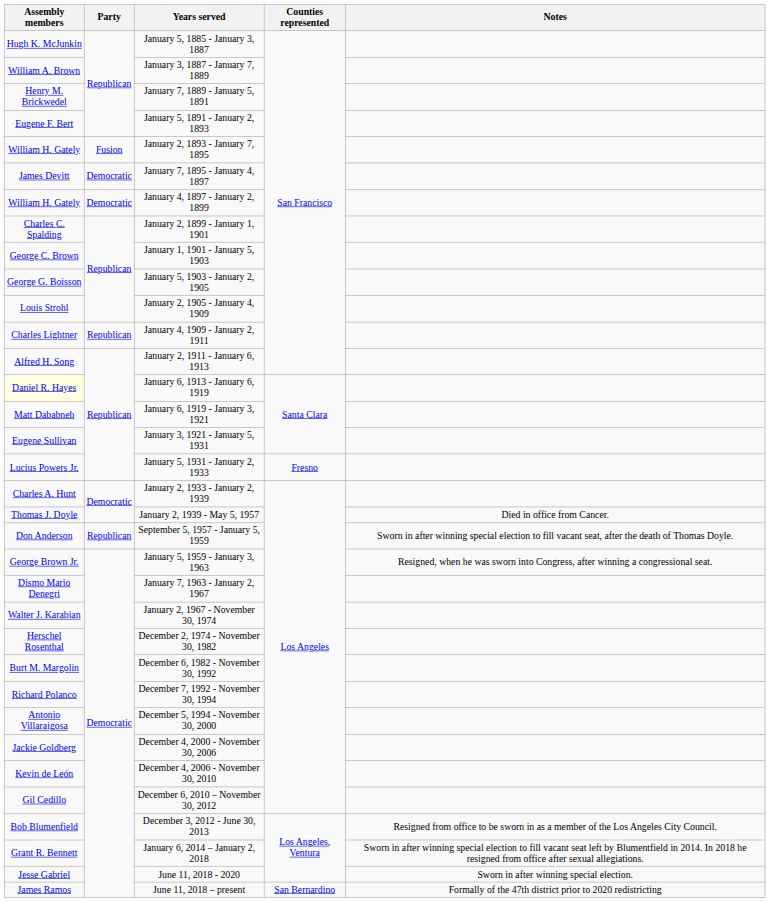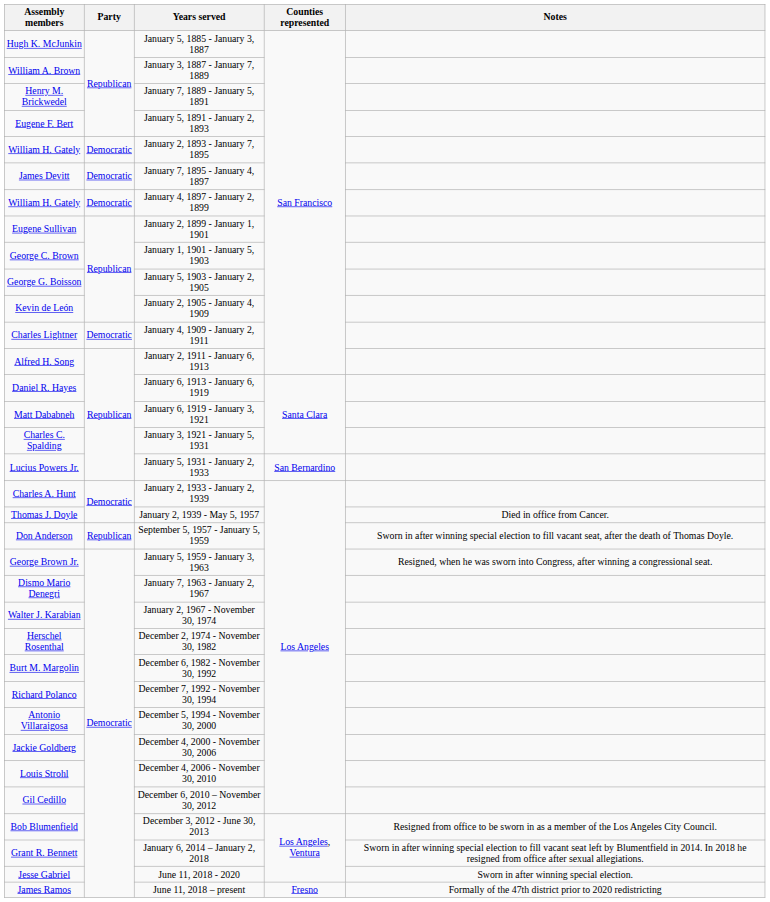(109, 150) Fusion -> (109, 150) Democratic
(44, 229) Charles C. Spalding -> (44, 229) Eugene Sullivan
(44, 308) Louis Strohl -> (44, 308) Kevin de León
(109, 335) Republican -> (109, 335) Democratic
(44, 388) lightyellow background -> (44, 388) no background
(44, 441) Eugene Sullivan -> (44, 441) Charles C. Spalding
(305, 467) Fresno -> (305, 467) San Bernardino
(44, 774) Kevin de León -> (44, 774) Louis Strohl
(305, 889) San Bernardino -> (305, 889) Fresno
